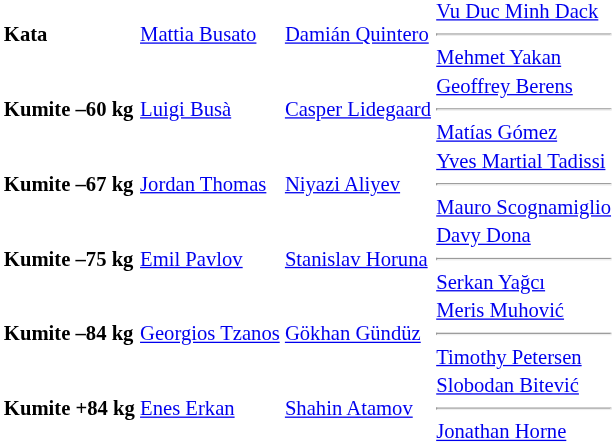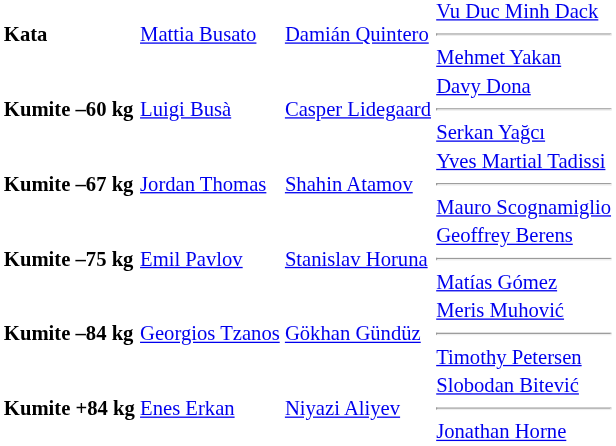(524, 109) Geoffrey Berens Matías Gómez -> (524, 109) Davy Dona Serkan Yağcı
(342, 184) Niyazi Aliyev -> (349, 184) Shahin Atamov
(524, 259) Davy Dona Serkan Yağcı -> (524, 259) Geoffrey Berens Matías Gómez
(349, 408) Shahin Atamov -> (342, 408) Niyazi Aliyev
